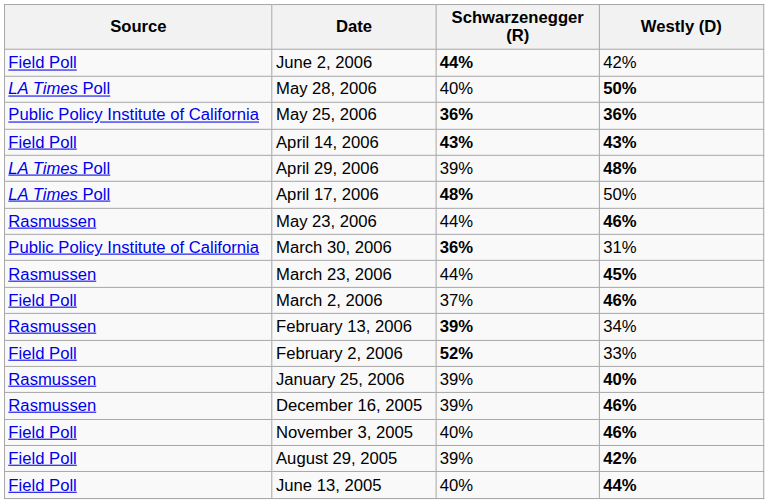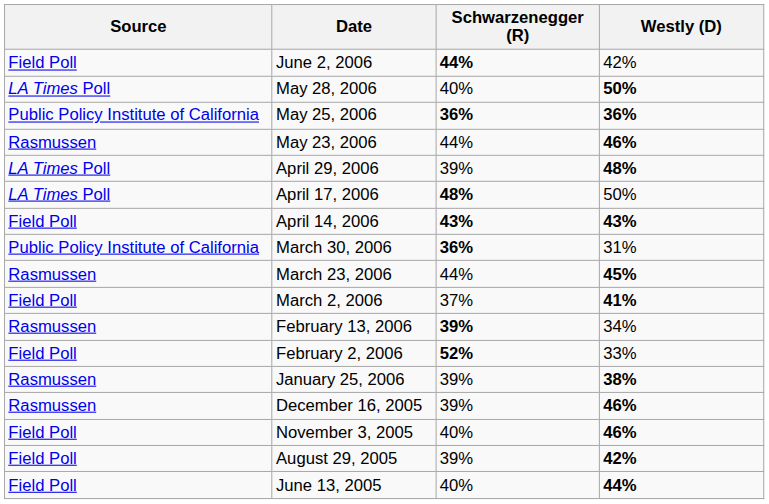rows swapped: (326, 221) <-> (327, 141)
(620, 300) 46% -> (620, 300) 41%
(620, 379) 40% -> (620, 379) 38%
